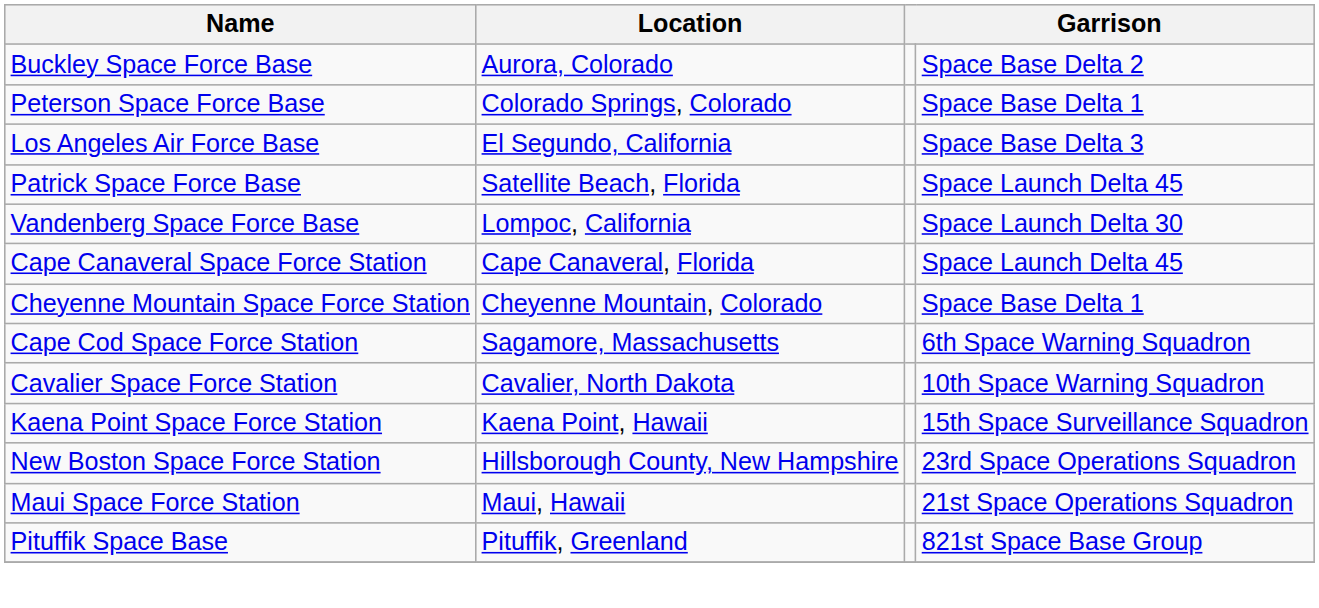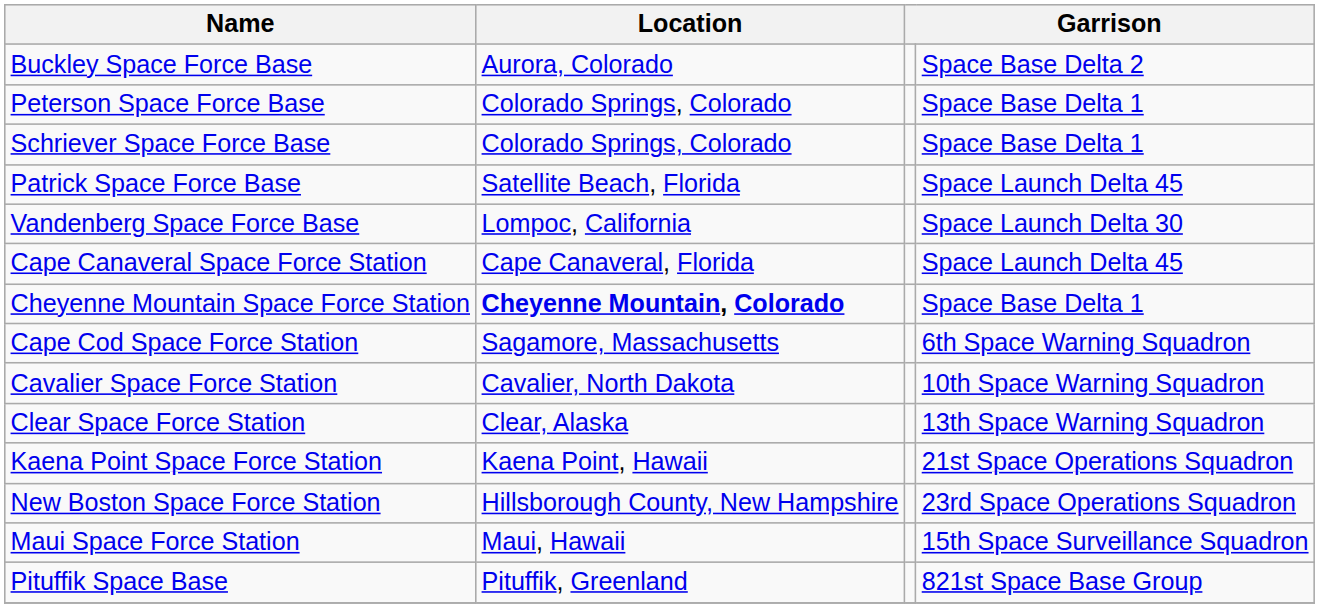+ row: (170, 143)
- row: (165, 143)
(652, 303) normal -> (663, 303) bold
+ row: (158, 422)
(1115, 422) 15th Space Surveillance Squadron -> (1107, 462) 21st Space Operations Squadron
(1107, 502) 21st Space Operations Squadron -> (1115, 542) 15th Space Surveillance Squadron
